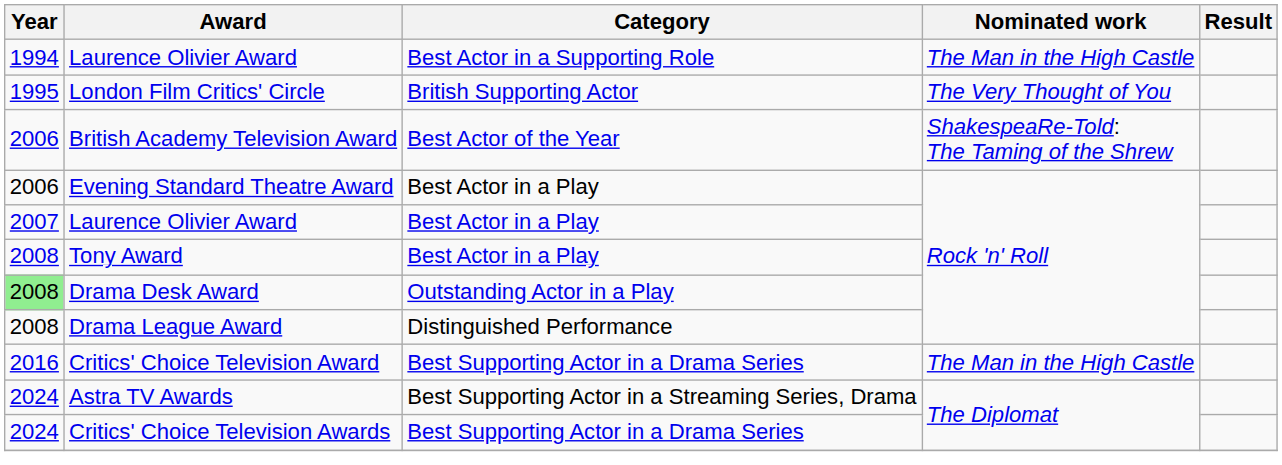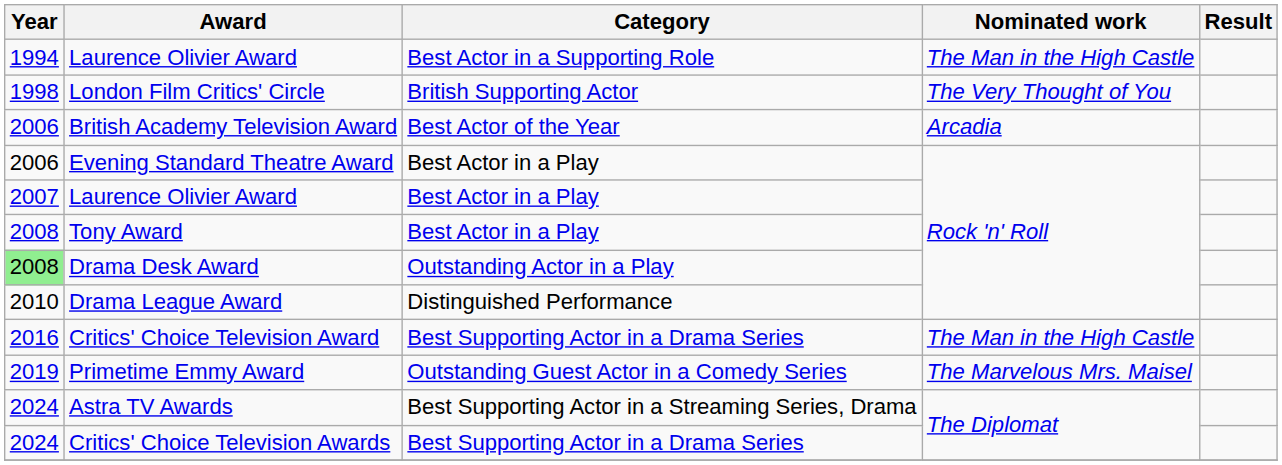(34, 92) 1995 -> (34, 92) 1998
(1050, 139) ShakespeaRe-Told: The Taming of the Shrew -> (964, 127) Arcadia
(34, 326) 2008 -> (34, 302) 2010
+ row: (187, 372)
